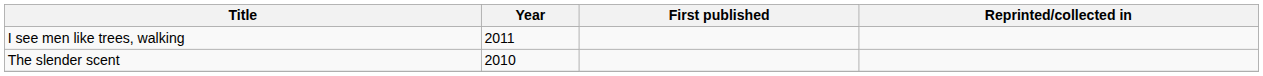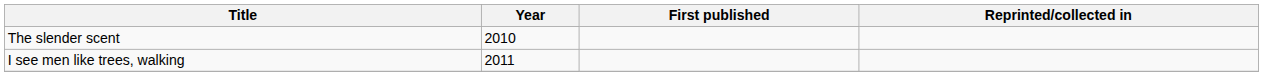rows swapped: (64, 60) <-> (96, 37)
